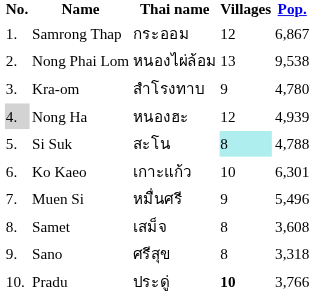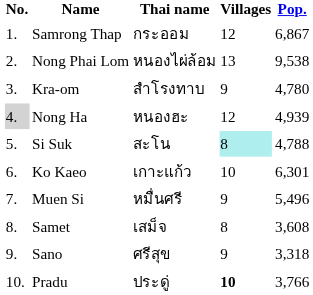(224, 254) 8 -> (224, 254) 9
